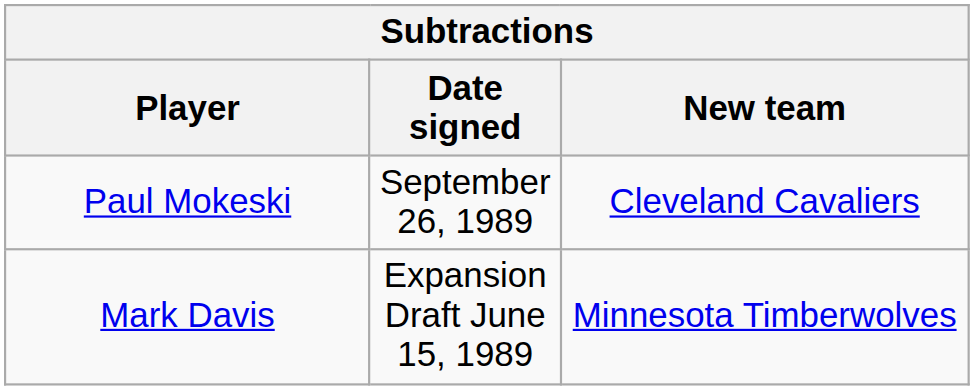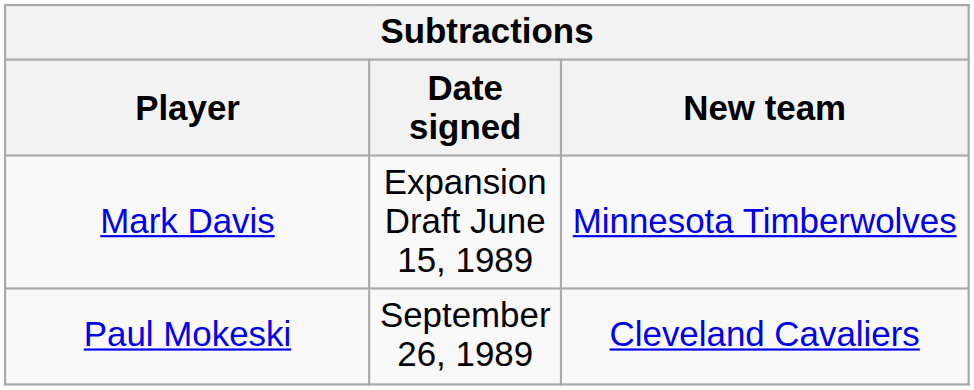rows swapped: (188, 315) <-> (188, 201)
